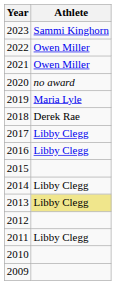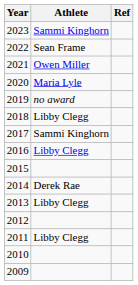+ column: (122, 13)
(62, 47) Owen Miller -> (59, 47) Sean Frame
(54, 82) no award -> (58, 82) Maria Lyle
(58, 99) Maria Lyle -> (54, 99) no award
(57, 116) Derek Rae -> (61, 116) Libby Clegg
(61, 133) Libby Clegg -> (71, 133) Sammi Kinghorn
(61, 185) Libby Clegg -> (57, 185) Derek Rae
(61, 202) khaki background -> (61, 202) no background
